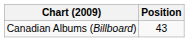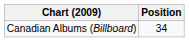(161, 28) 43 -> (161, 28) 34
